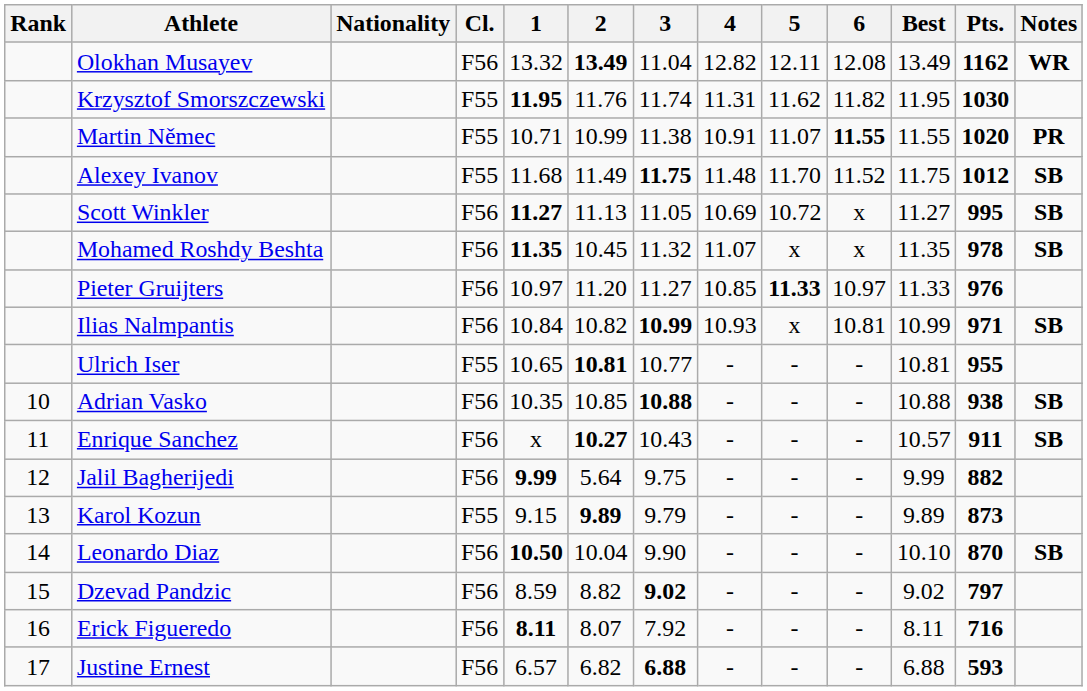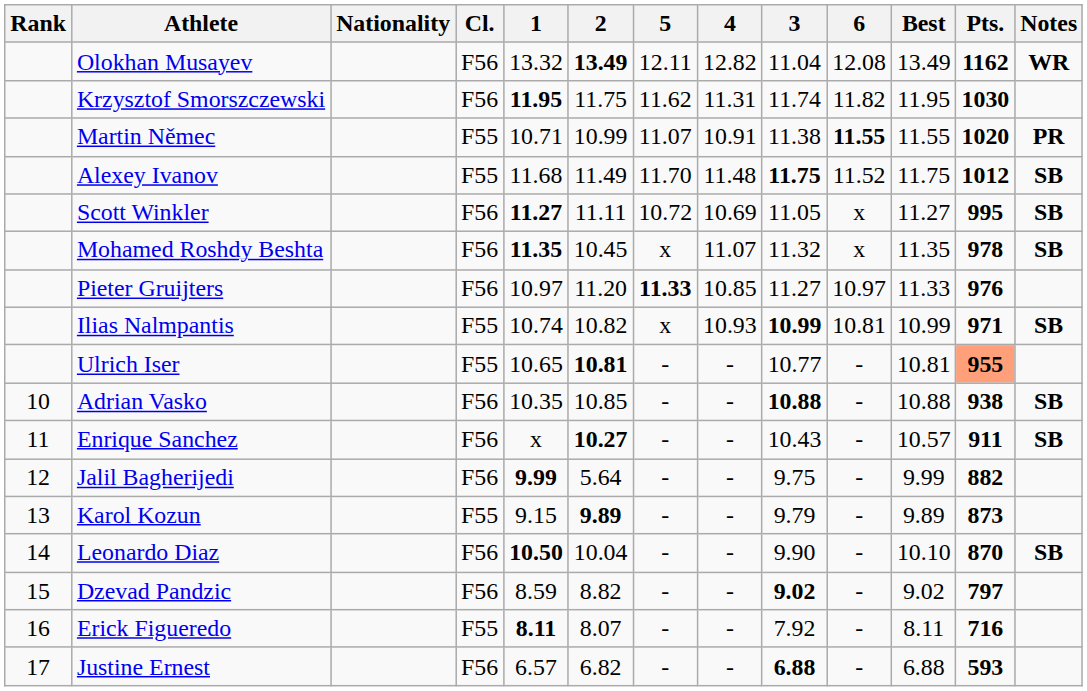columns swapped: (665, 23) <-> (794, 23)
(480, 99) F55 -> (480, 99) F56
(601, 99) 11.76 -> (601, 99) 11.75
(601, 212) 11.13 -> (601, 212) 11.11
(480, 325) F56 -> (480, 325) F55
(536, 325) 10.84 -> (536, 325) 10.74
(985, 363) no background -> (985, 363) lightsalmon background
(480, 628) F56 -> (480, 628) F55
